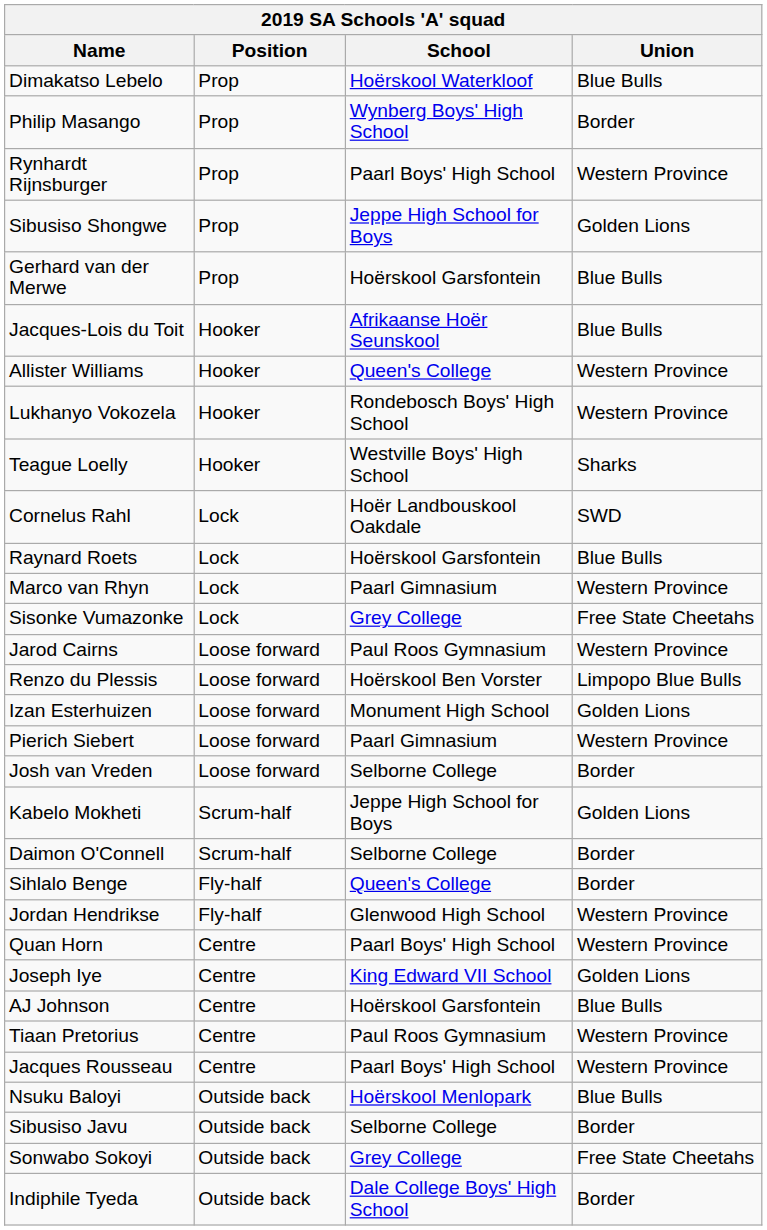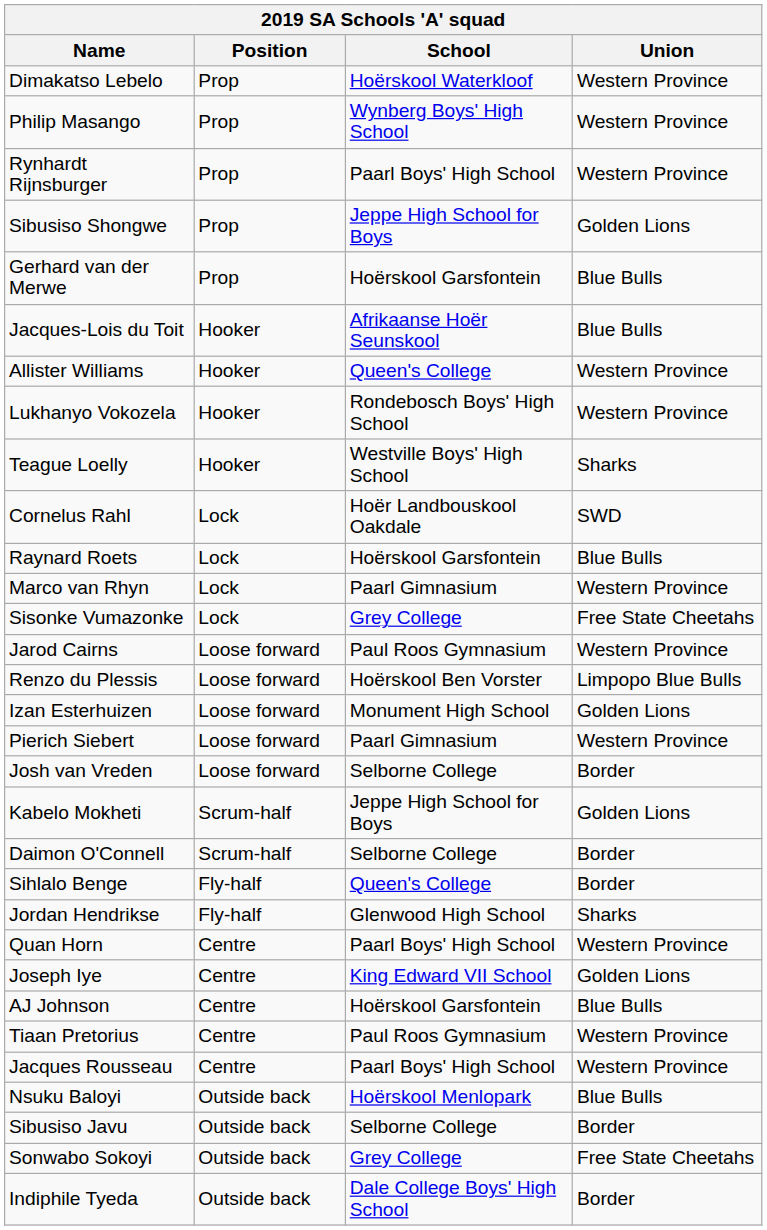(620, 80) Blue Bulls -> (652, 80) Western Province
(606, 121) Border -> (652, 121) Western Province
(652, 914) Western Province -> (607, 914) Sharks
